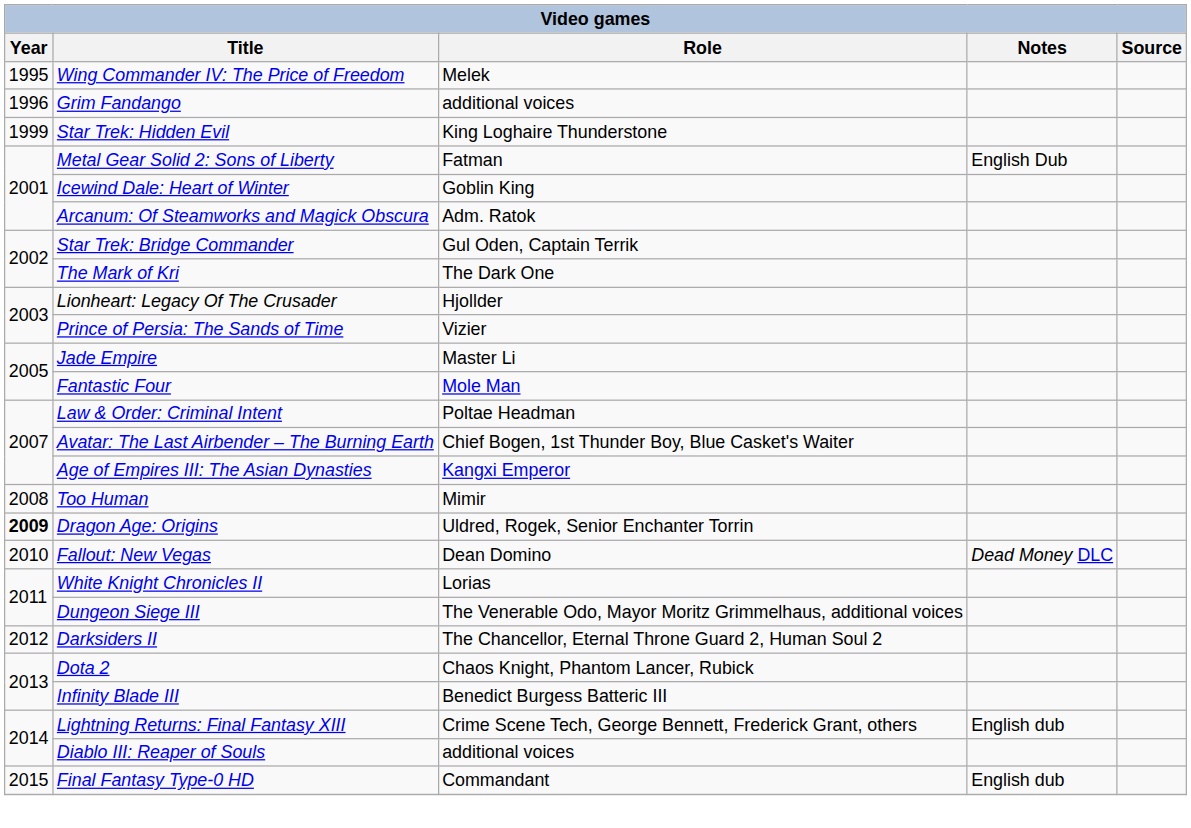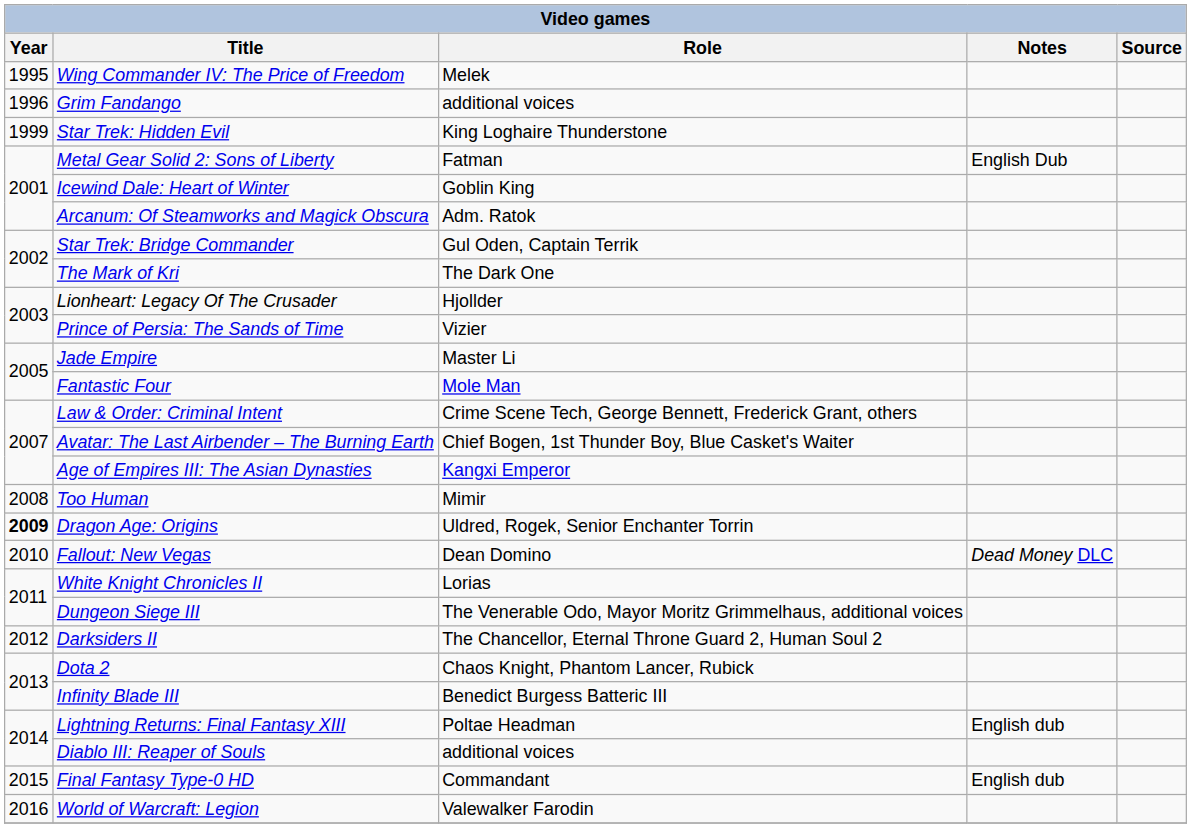(509, 414) Poltae Headman -> (680, 414) Crime Scene Tech, George Bennett, Frederick Grant, others
(680, 724) Crime Scene Tech, George Bennett, Frederick Grant, others -> (509, 724) Poltae Headman
+ row: (158, 809)
